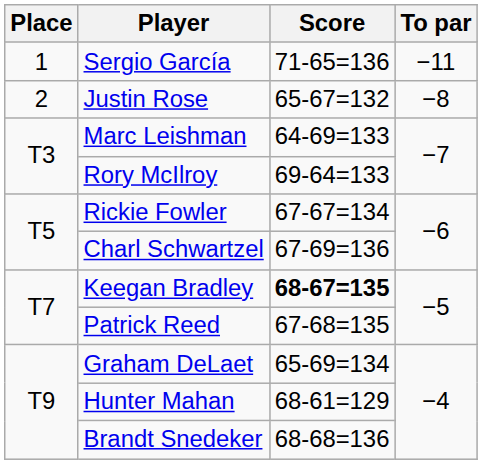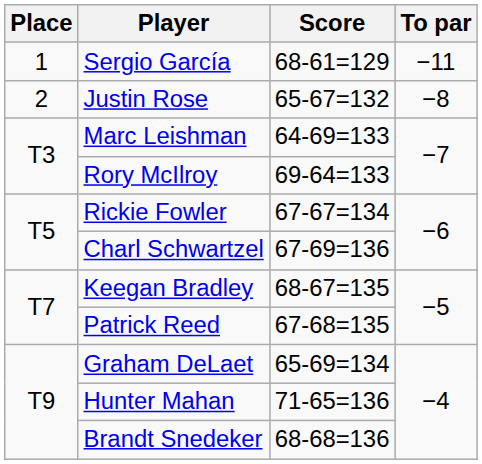(332, 61) 71-65=136 -> (332, 61) 68-61=129
(332, 288) bold -> (332, 288) normal
(332, 401) 68-61=129 -> (332, 401) 71-65=136
